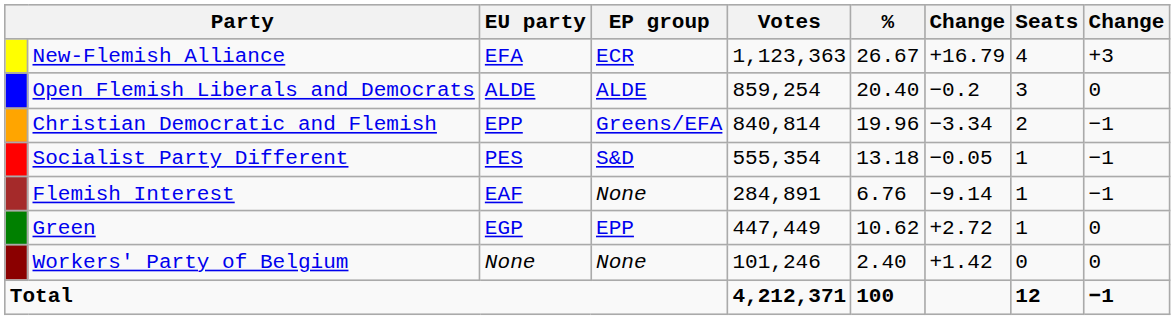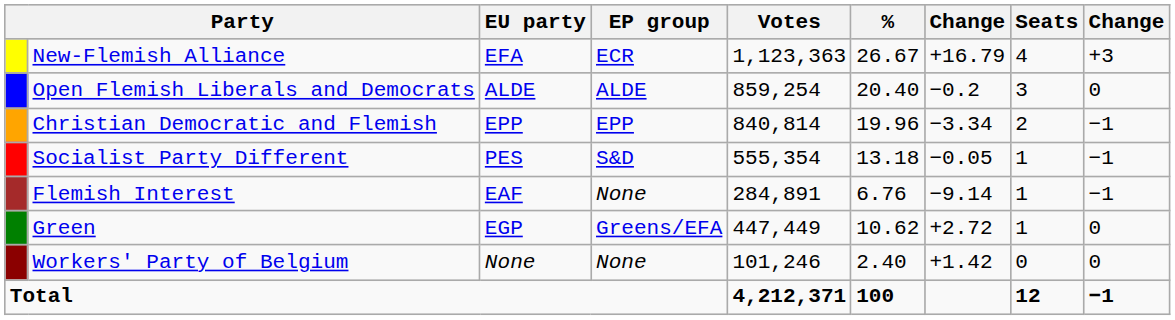(659, 125) Greens/EFA -> (615, 125) EPP
(615, 228) EPP -> (659, 228) Greens/EFA
